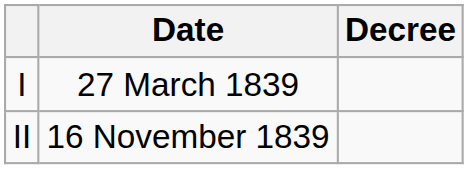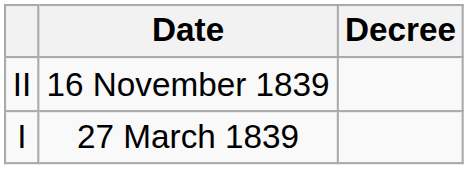rows swapped: (22, 83) <-> (22, 136)
